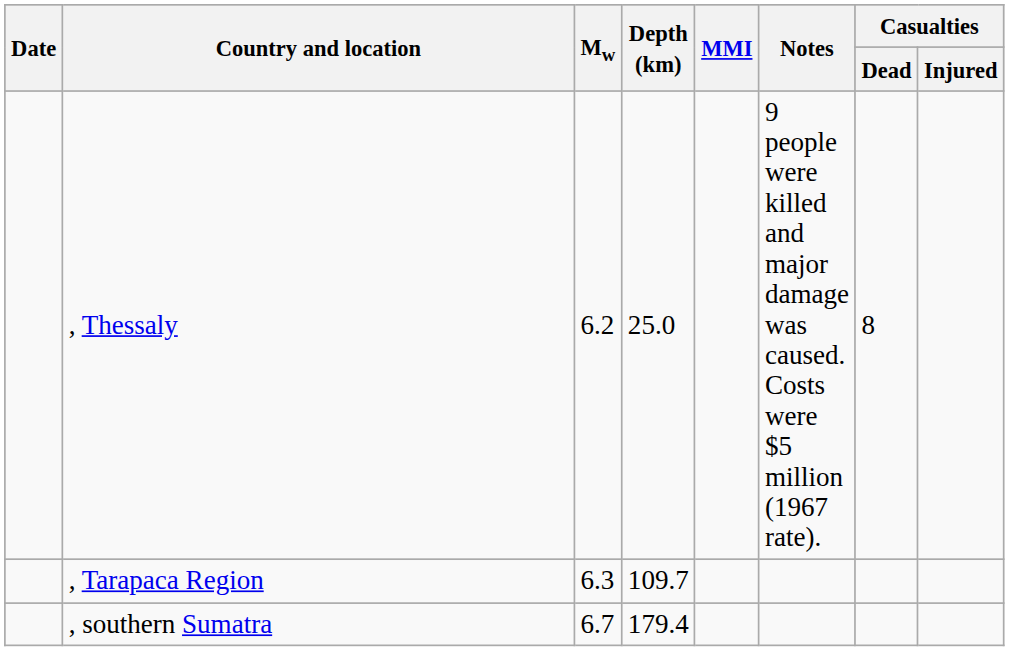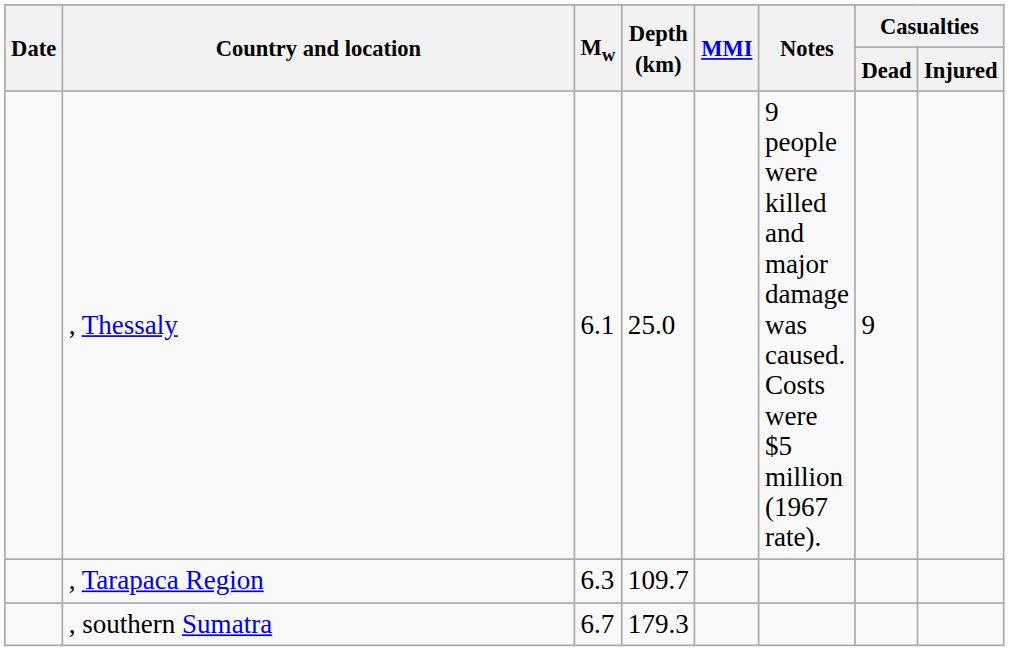(597, 324) 6.2 -> (597, 324) 6.1
(868, 324) 8 -> (868, 324) 9
(658, 623) 179.4 -> (658, 623) 179.3
